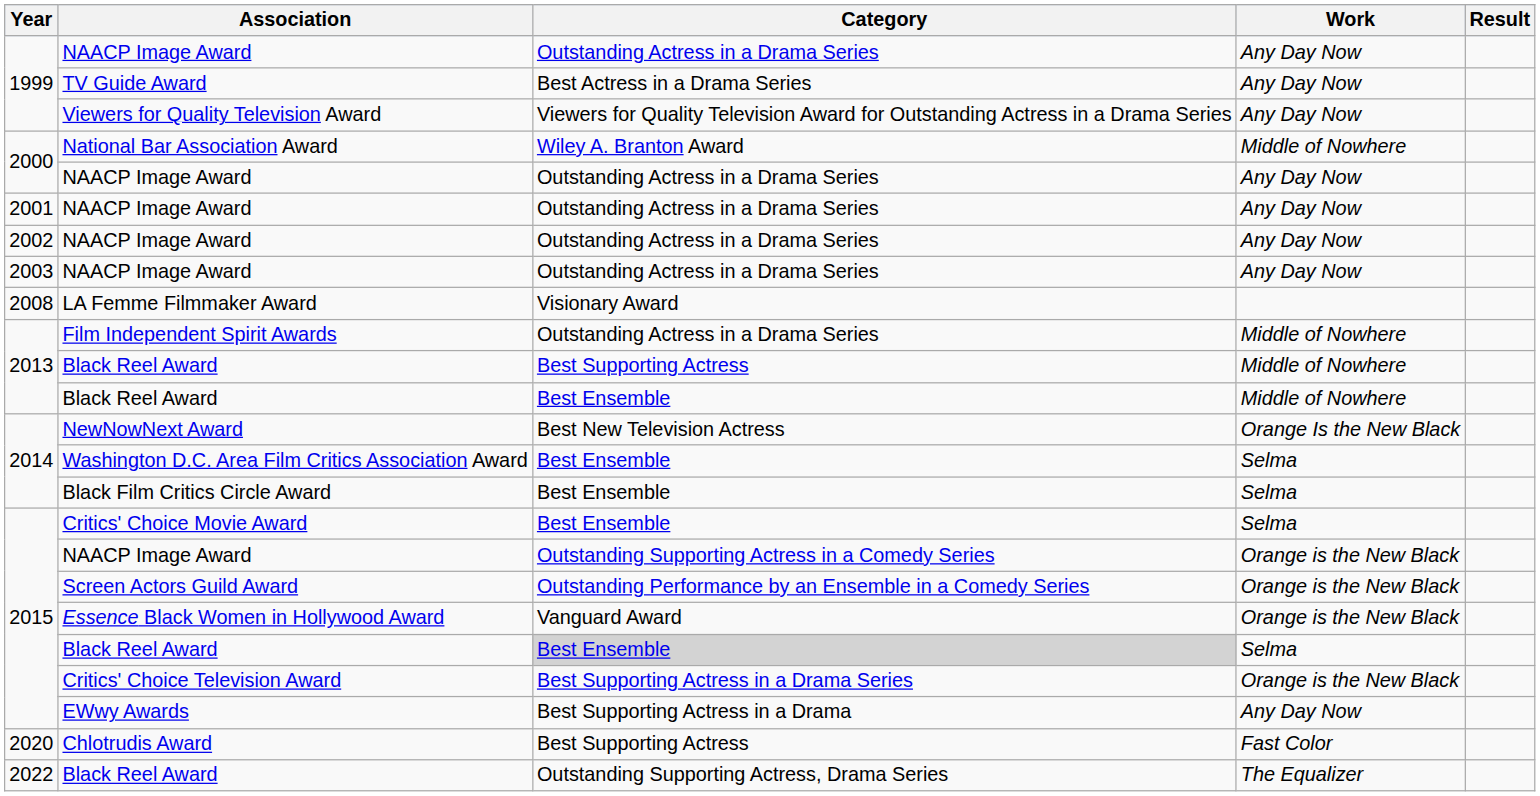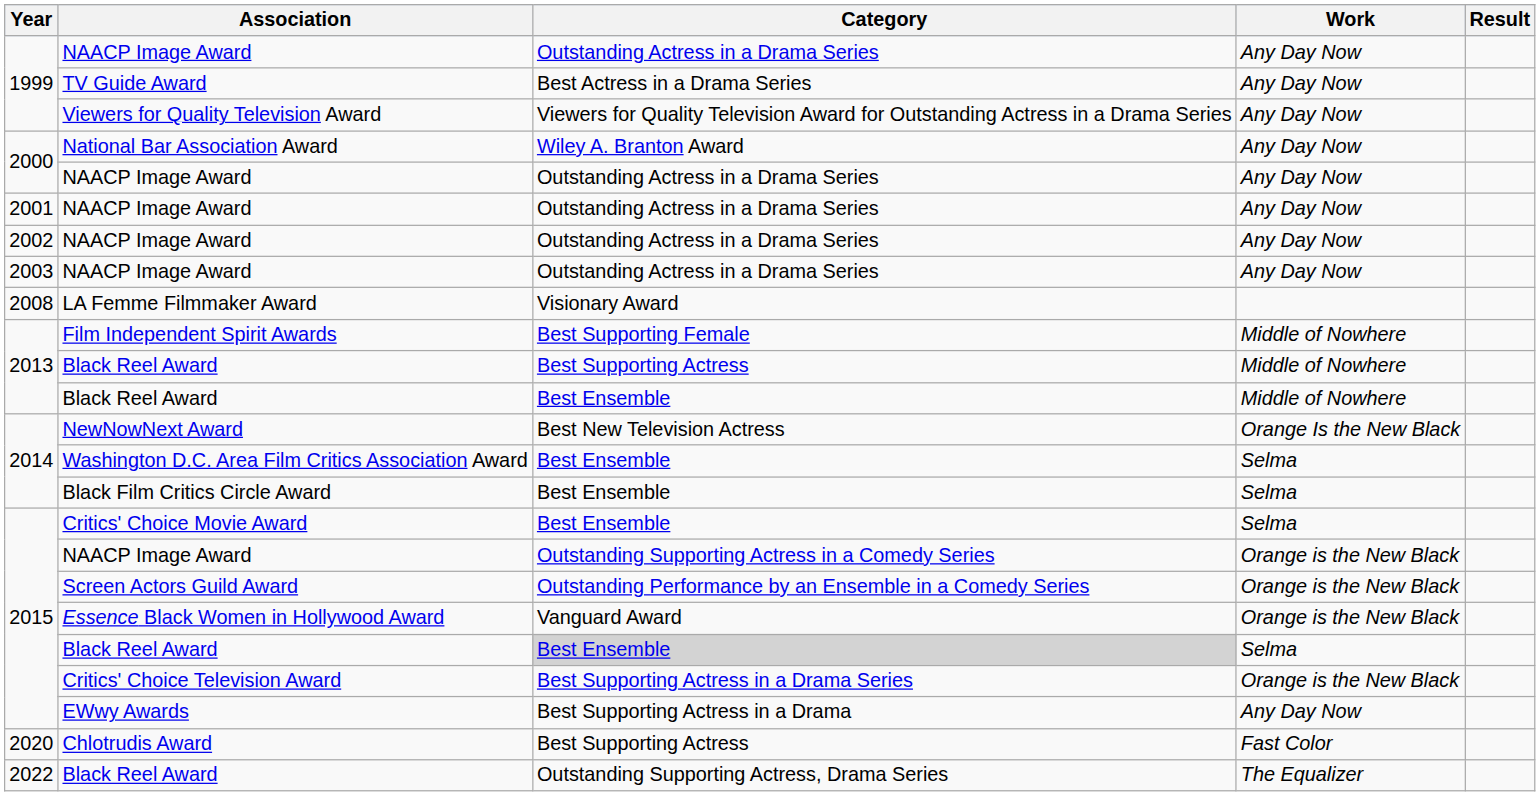(1324, 146) Middle of Nowhere -> (1301, 146) Any Day Now
(708, 334) Outstanding Actress in a Drama Series -> (643, 334) Best Supporting Female
